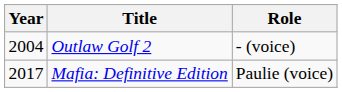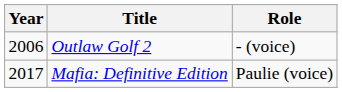(26, 45) 2004 -> (26, 45) 2006
